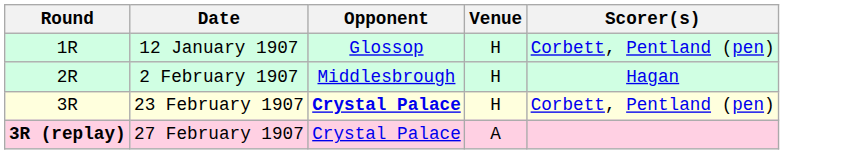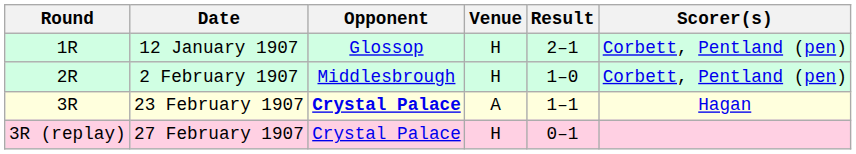+ column: (562, 19)
(653, 77) Hagan -> (725, 77) Corbett, Pentland (pen)
(496, 106) H -> (496, 106) A
(653, 106) Corbett, Pentland (pen) -> (725, 106) Hagan
(67, 134) bold -> (67, 134) normal
(496, 134) A -> (496, 134) H
